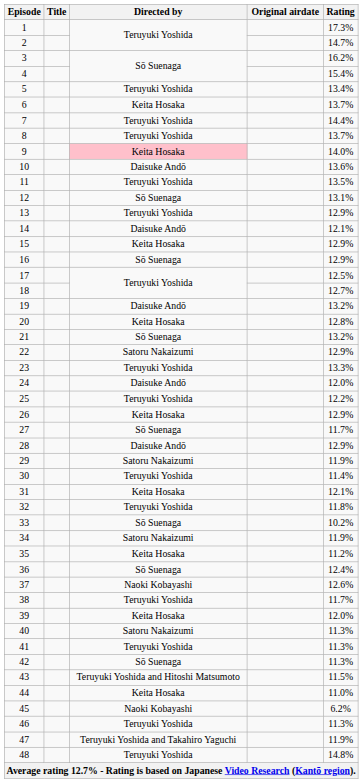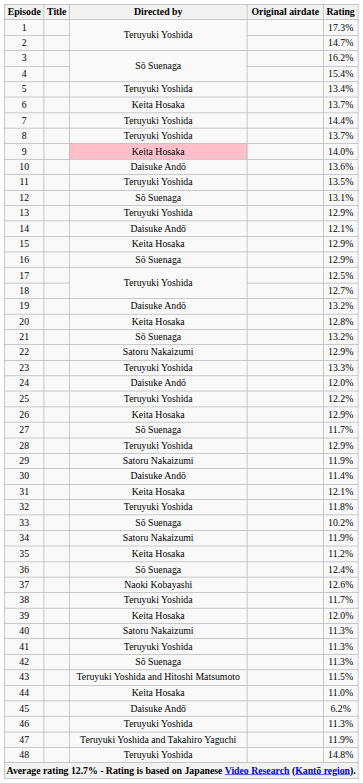(158, 445) Daisuke Andō -> (158, 445) Teruyuki Yoshida
(158, 476) Teruyuki Yoshida -> (158, 476) Daisuke Andō
(158, 708) Naoki Kobayashi -> (158, 708) Daisuke Andō
